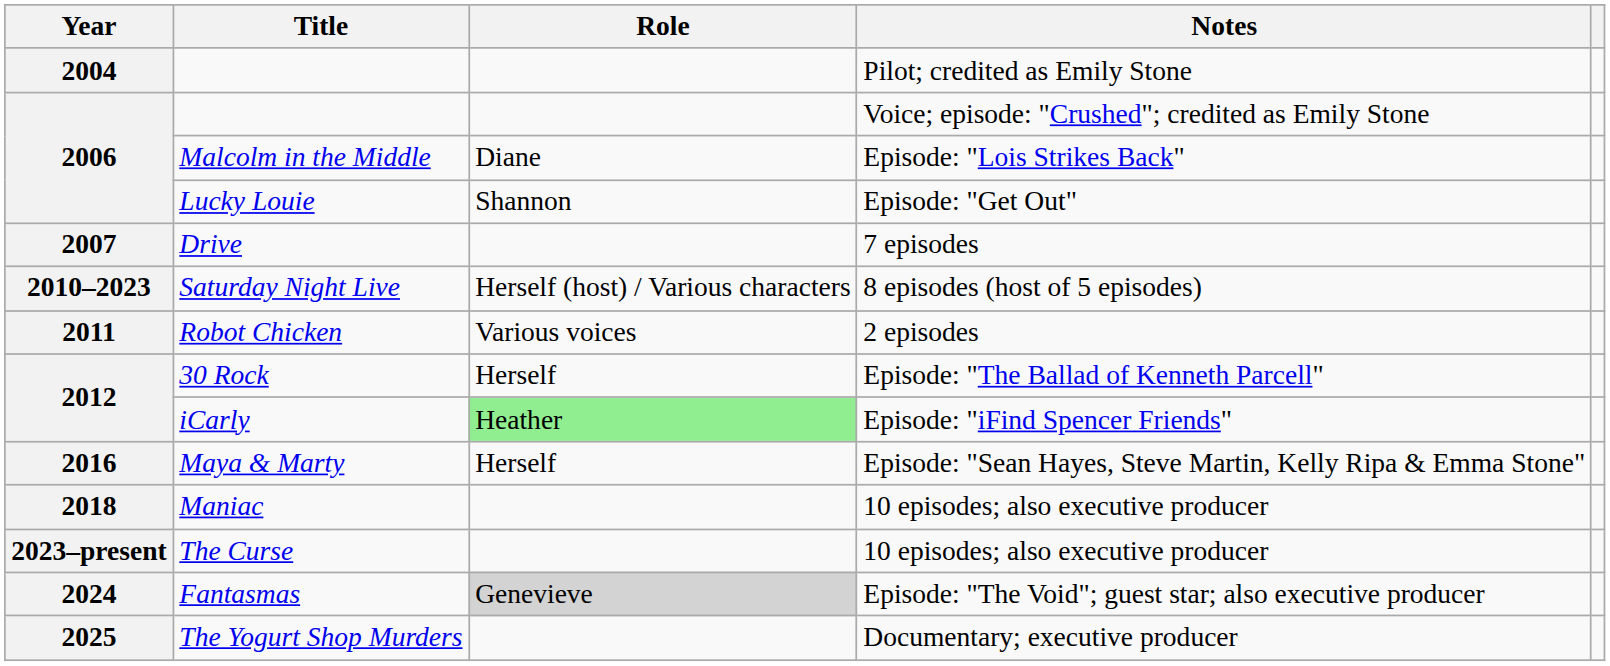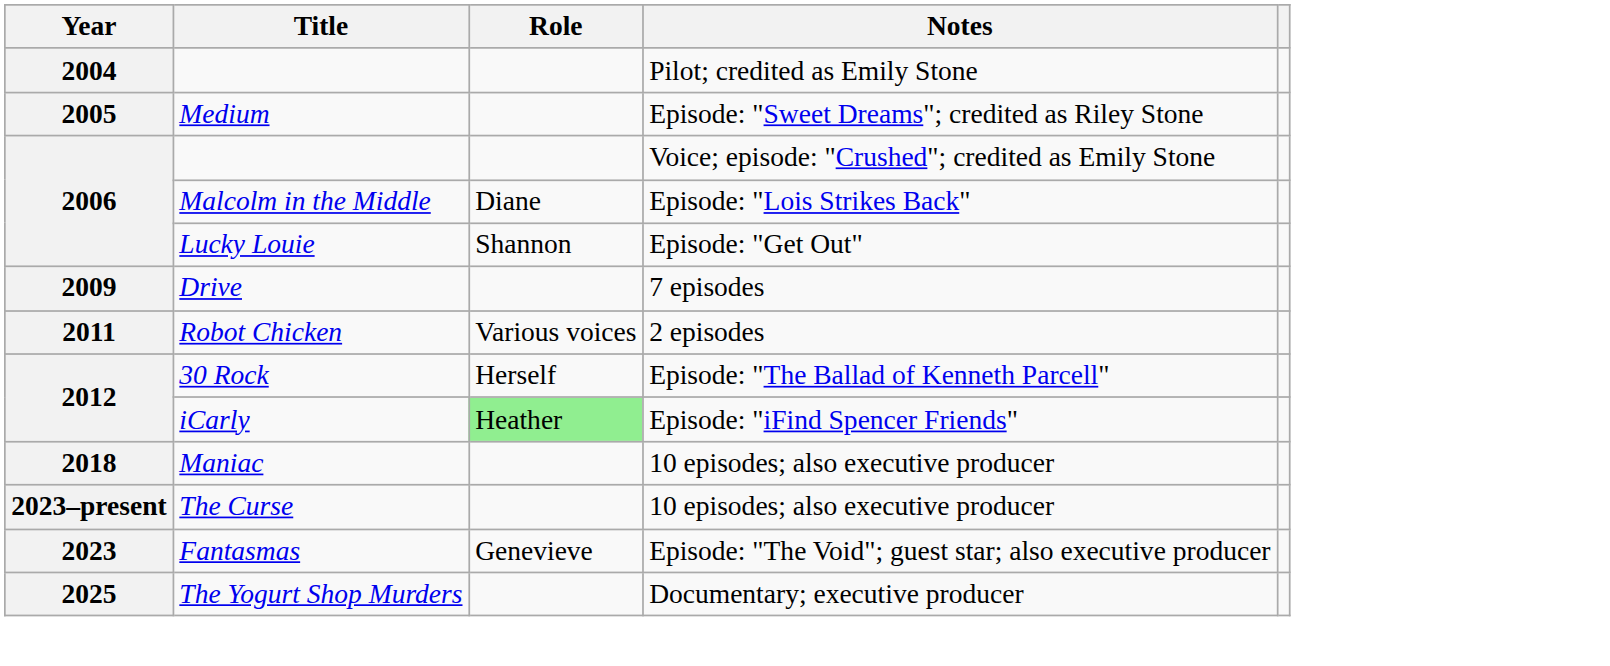+ row: (224, 113)
(89, 244) 2007 -> (89, 288) 2009
- row: (290, 288)
- row: (262, 462)
(89, 593) 2024 -> (89, 550) 2023
(534, 593) lightgrey background -> (534, 550) no background
